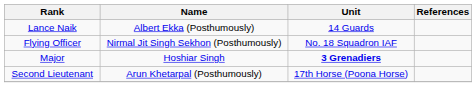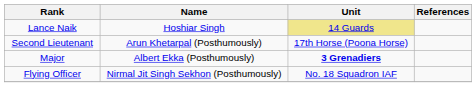(194, 27) Albert Ekka (Posthumously) -> (194, 27) Hoshiar Singh
(351, 27) no background -> (351, 27) khaki background
rows swapped: (52, 43) <-> (52, 74)
(194, 58) Hoshiar Singh -> (194, 58) Albert Ekka (Posthumously)
